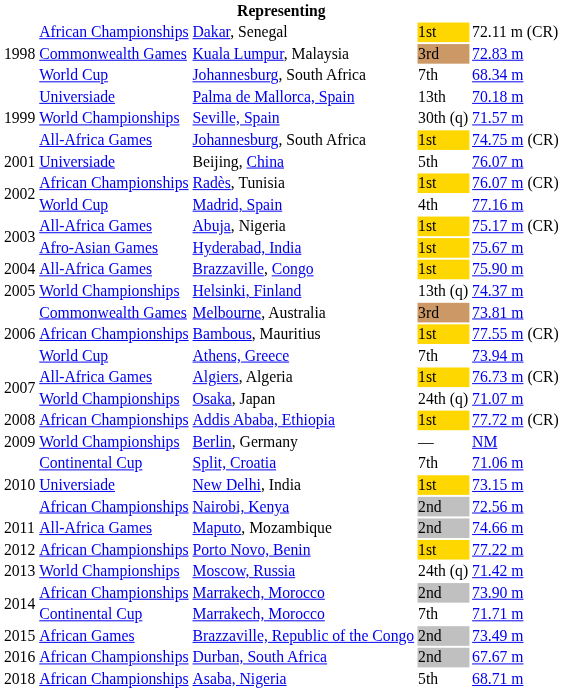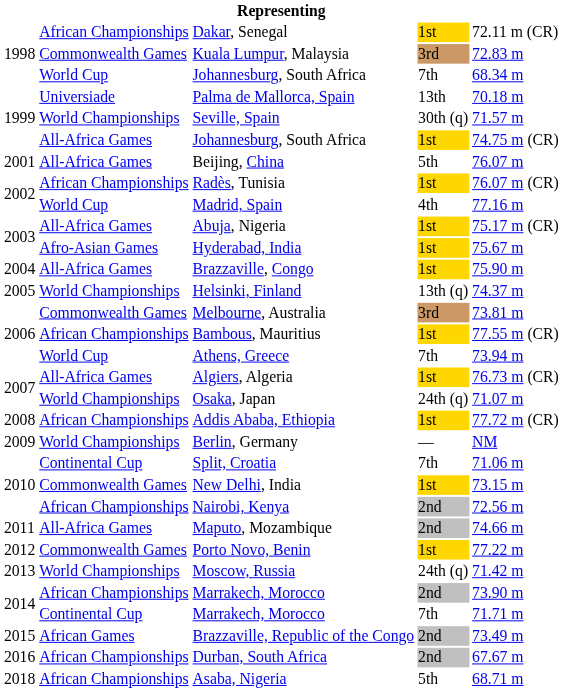(77, 161) Universiade -> (96, 161) All-Africa Games
(77, 485) Universiade -> (113, 485) Commonwealth Games
(114, 549) African Championships -> (113, 549) Commonwealth Games
